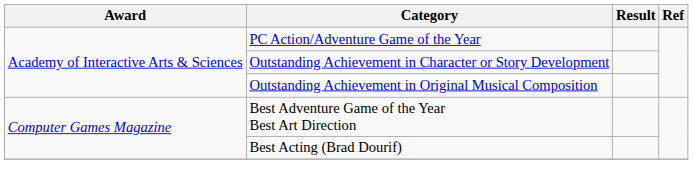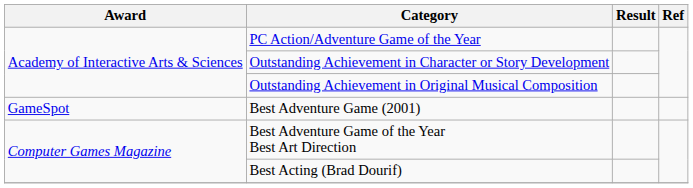+ row: (335, 108)
